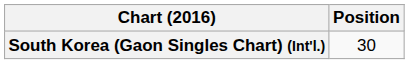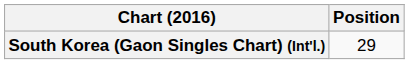(367, 44) 30 -> (367, 44) 29
